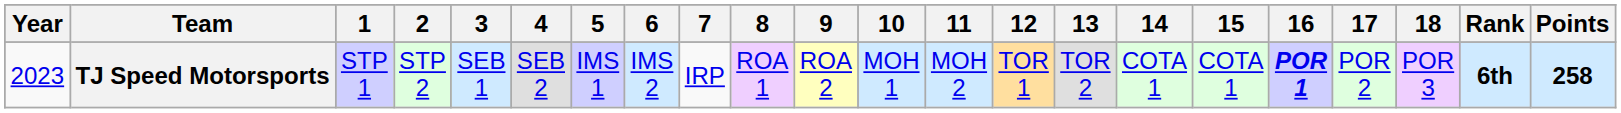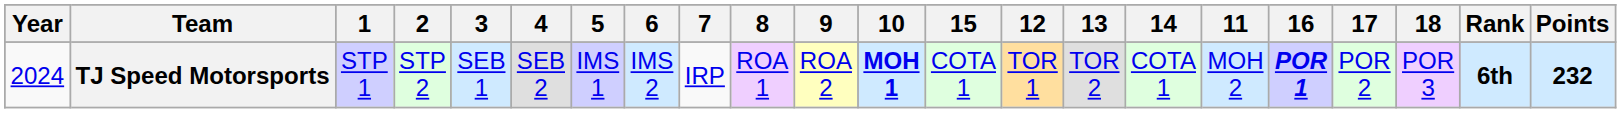columns swapped: (959, 23) <-> (1231, 23)
(37, 75) 2023 -> (37, 75) 2024
(891, 75) normal -> (891, 75) bold
(1573, 75) 258 -> (1573, 75) 232
